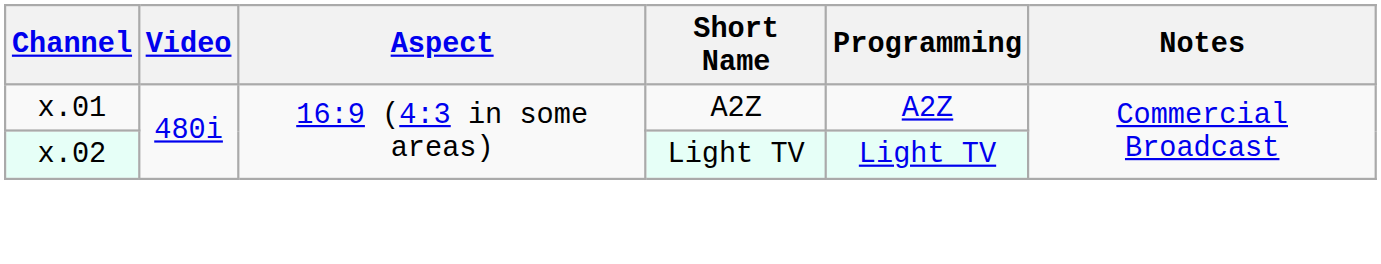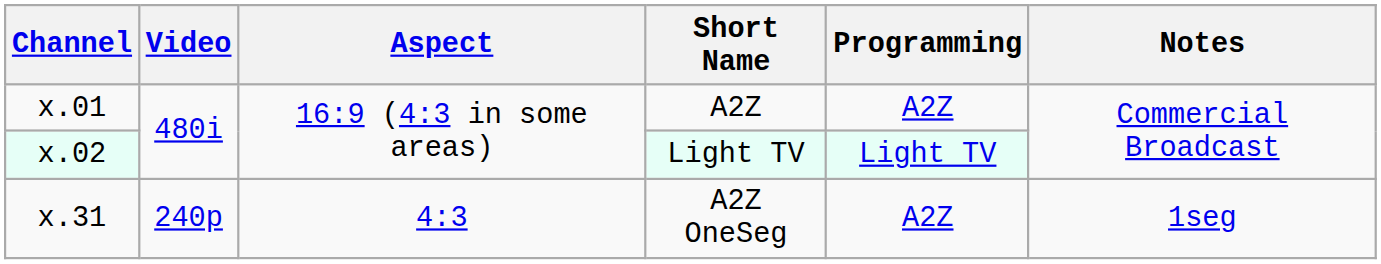+ row: (736, 218)
